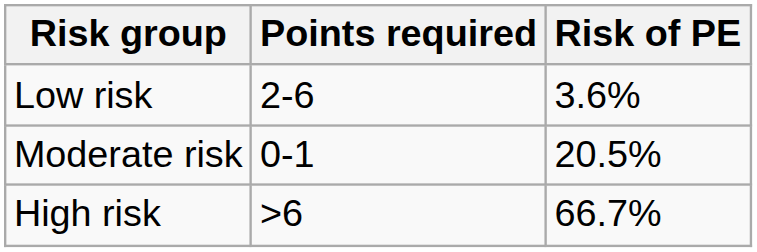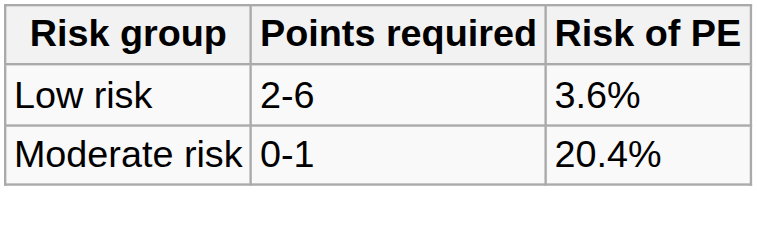(608, 154) 20.5% -> (608, 154) 20.4%
- row: (87, 214)
